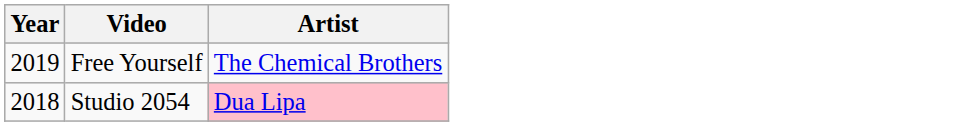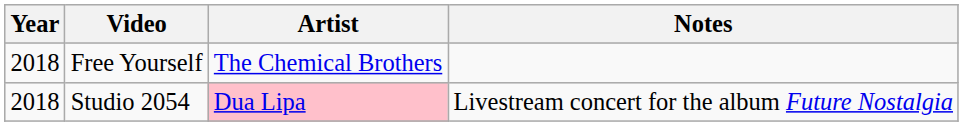+ column: (703, 23)
(35, 62) 2019 -> (35, 62) 2018
